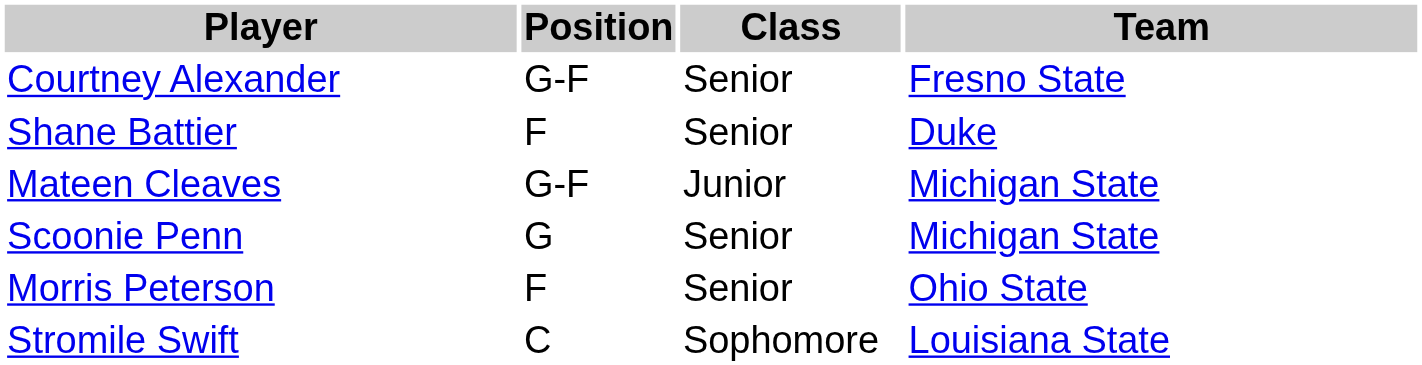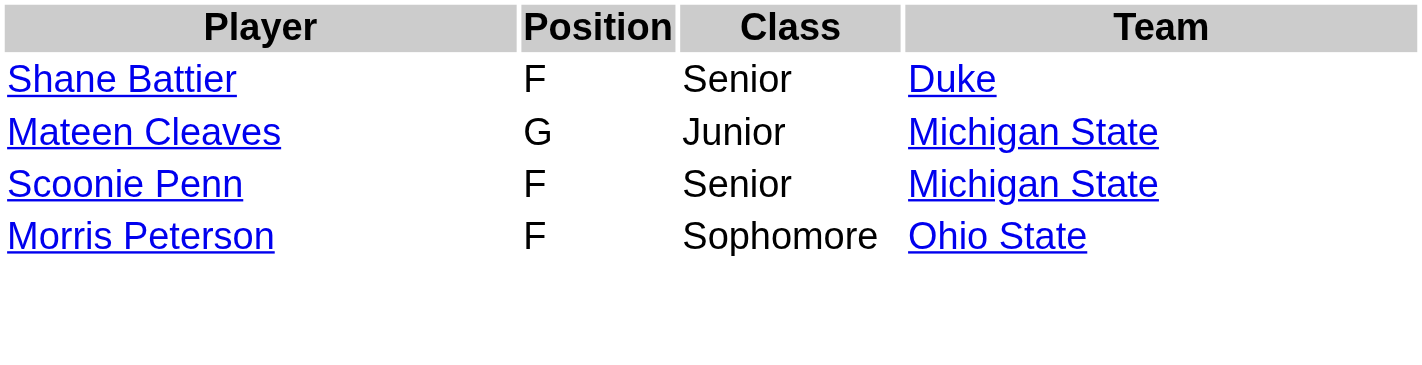- row: (174, 79)
(557, 184) G-F -> (538, 132) G
(539, 236) G -> (535, 184) F
(738, 288) Senior -> (780, 236) Sophomore
- row: (123, 340)
